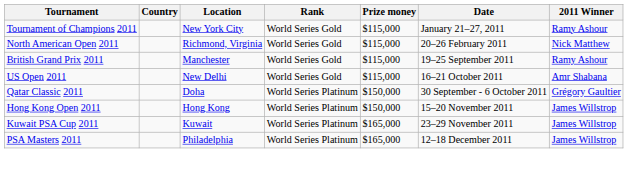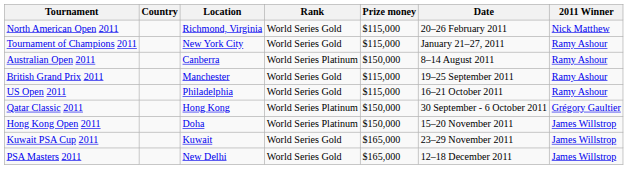rows swapped: (72, 28) <-> (63, 44)
+ row: (51, 60)
(205, 76) New Delhi -> (208, 92) Philadelphia
(579, 76) Amr Shabana -> (580, 92) Ramy Ashour
(193, 92) Doha -> (206, 108) Hong Kong
(206, 108) Hong Kong -> (193, 124) Doha
(312, 124) World Series Platinum -> (304, 140) World Series Gold
(208, 140) Philadelphia -> (205, 156) New Delhi
(312, 140) World Series Platinum -> (304, 156) World Series Gold
